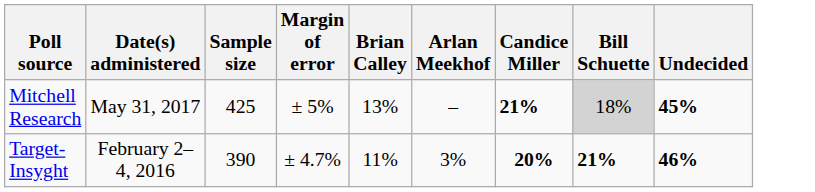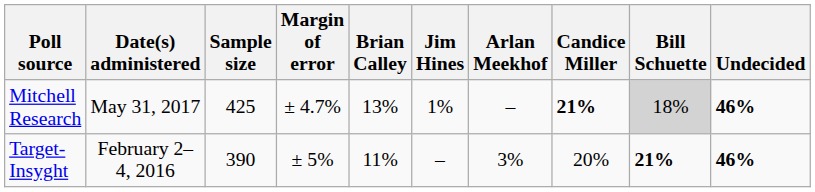+ column: (440, 53)
(313, 106) ± 5% -> (313, 106) ± 4.7%
(678, 106) 45% -> (735, 106) 46%
(313, 160) ± 4.7% -> (313, 160) ± 5%
(534, 160) bold -> (591, 160) normal
